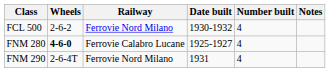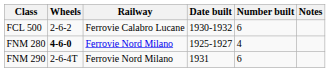(129, 28) Ferrovie Nord Milano -> (135, 28) Ferrovie Calabro Lucane
(239, 28) 4 -> (239, 28) 6
(135, 43) Ferrovie Calabro Lucane -> (129, 43) Ferrovie Nord Milano
(239, 59) 4 -> (239, 59) 6
